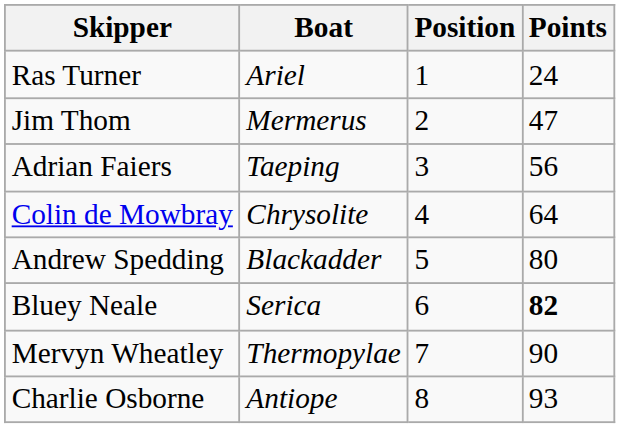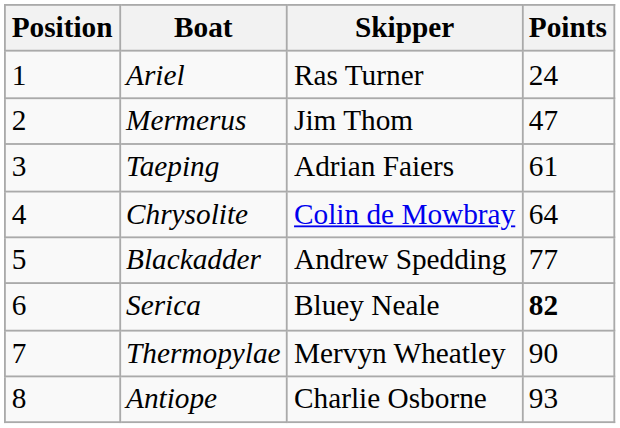columns swapped: (465, 27) <-> (122, 27)
(543, 167) 56 -> (543, 167) 61
(543, 259) 80 -> (543, 259) 77
